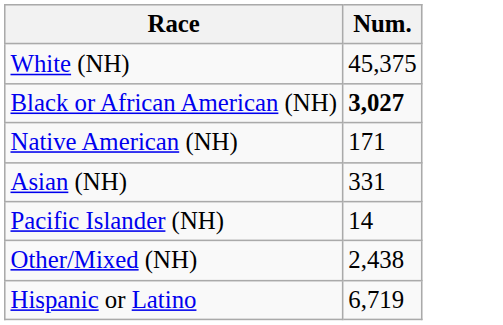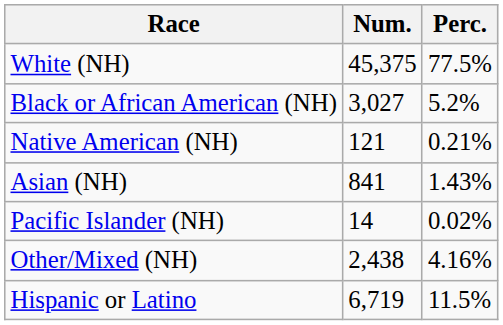+ column: (460, 24)
(376, 102) bold -> (376, 102) normal
(367, 142) 171 -> (367, 142) 121
(367, 181) 331 -> (367, 181) 841
